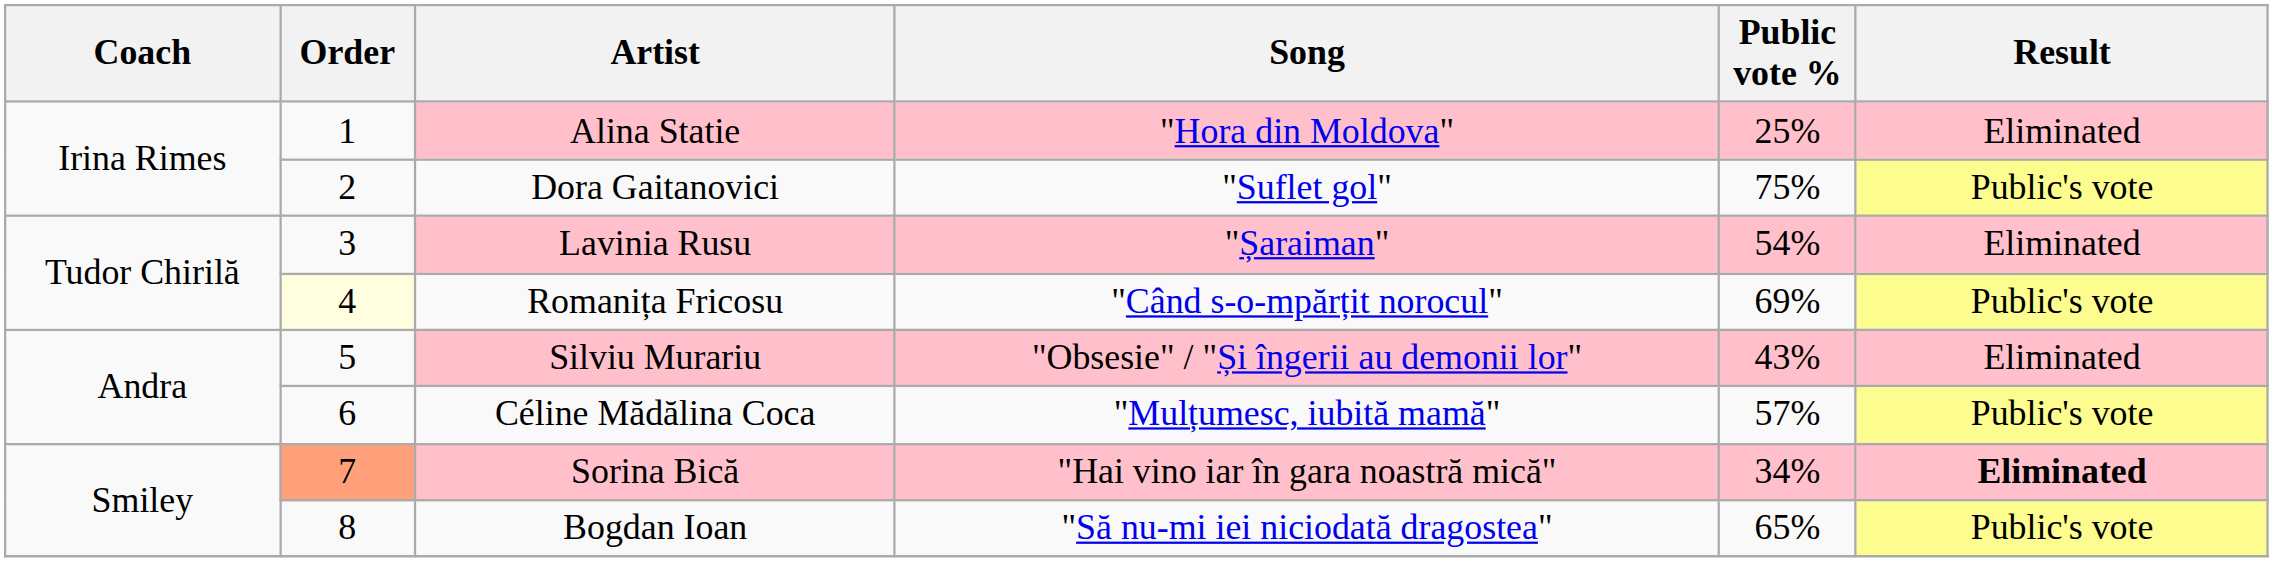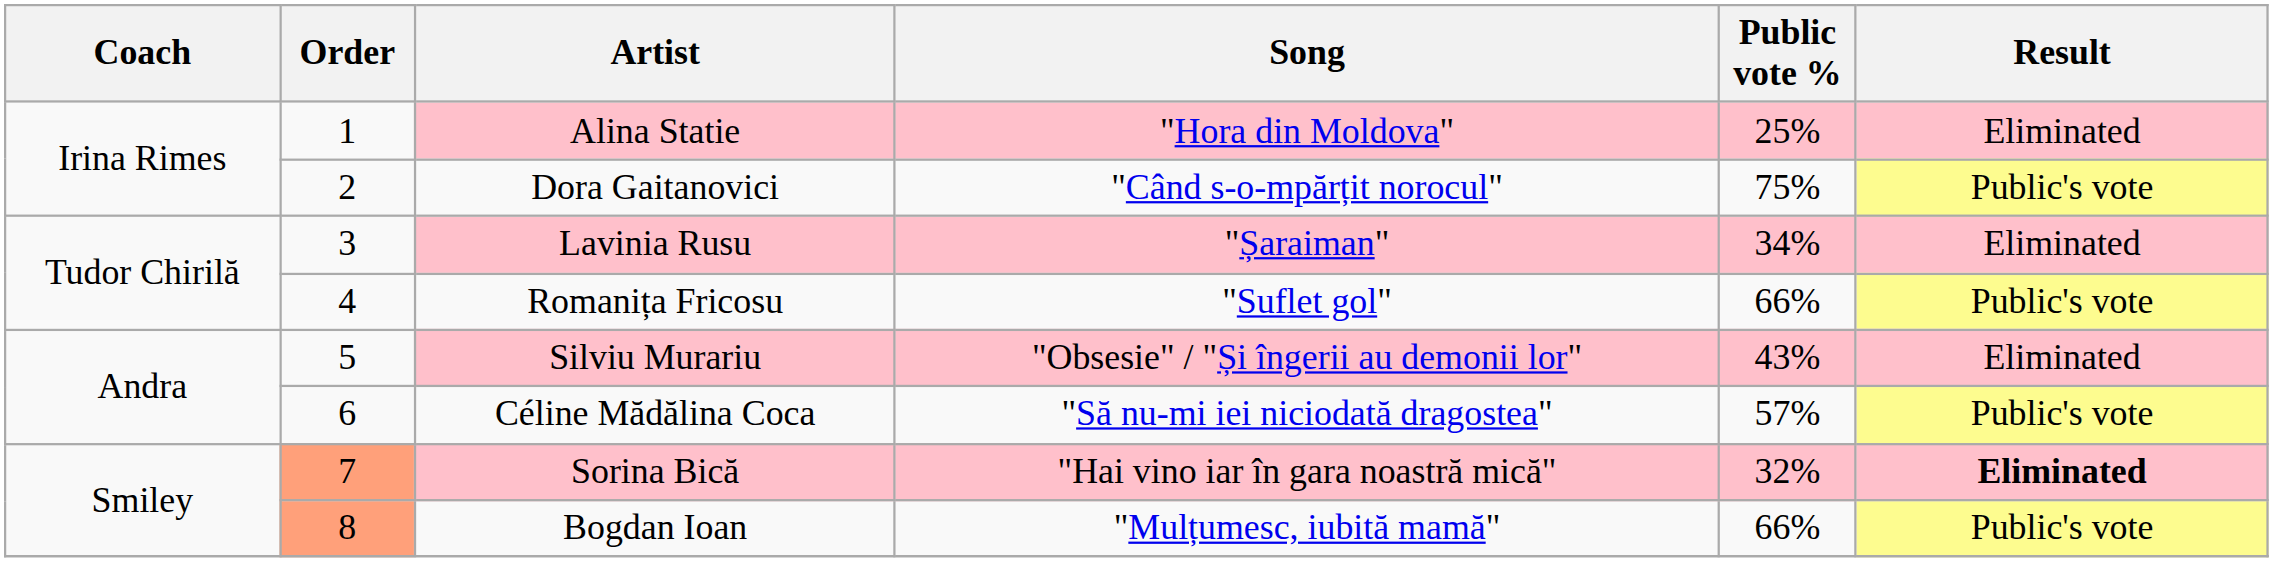(1307, 186) "Suflet gol" -> (1307, 186) "Când s-o-mpărțit norocul"
(1787, 243) 54% -> (1787, 243) 34%
(347, 300) lightyellow background -> (347, 300) no background
(1307, 300) "Când s-o-mpărțit norocul" -> (1307, 300) "Suflet gol"
(1787, 300) 69% -> (1787, 300) 66%
(1307, 414) "Mulțumesc, iubită mamă" -> (1307, 414) "Să nu-mi iei niciodată dragostea"
(1787, 471) 34% -> (1787, 471) 32%
(347, 527) no background -> (347, 527) lightsalmon background
(1307, 527) "Să nu-mi iei niciodată dragostea" -> (1307, 527) "Mulțumesc, iubită mamă"
(1787, 527) 65% -> (1787, 527) 66%
